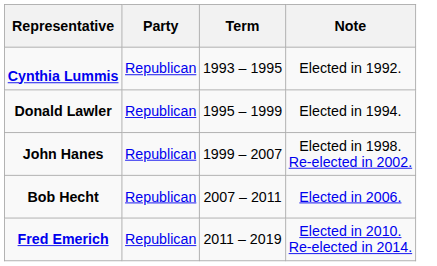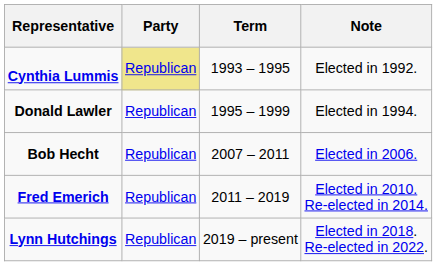(161, 68) no background -> (161, 68) khaki background
- row: (63, 154)
+ row: (63, 239)
